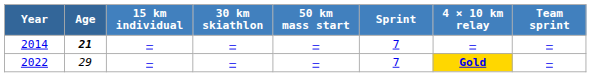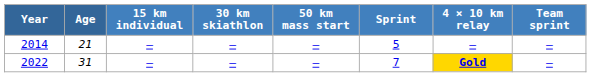(85, 45) bold -> (85, 45) normal
(396, 45) 7 -> (396, 45) 5
(85, 63) 29 -> (85, 63) 31
